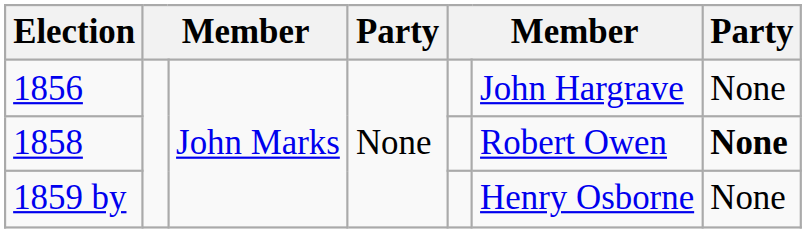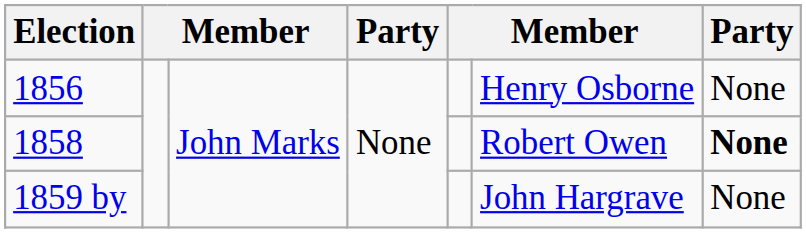(582, 87) John Hargrave -> (587, 87) Henry Osborne
(587, 198) Henry Osborne -> (582, 198) John Hargrave
